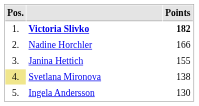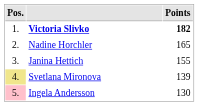(183, 45) 166 -> (183, 45) 165
(183, 77) 138 -> (183, 77) 139
(16, 92) no background -> (16, 92) pink background
